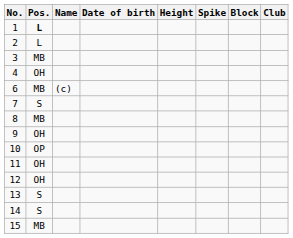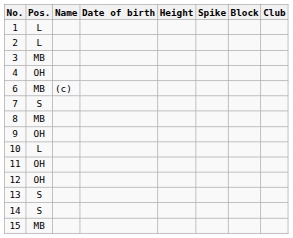(39, 27) bold -> (39, 27) normal
(39, 149) OP -> (39, 149) L
